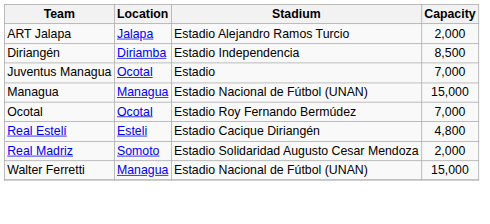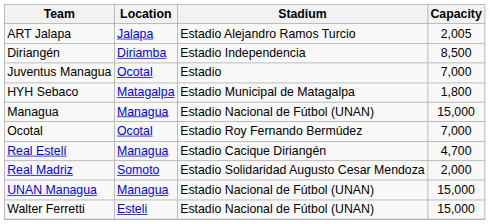(450, 33) 2,000 -> (456, 33) 2,005
+ row: (43, 92)
(132, 131) Esteli -> (143, 151) Managua
(450, 131) 4,800 -> (456, 151) 4,700
+ row: (52, 190)
(143, 170) Managua -> (132, 209) Esteli
